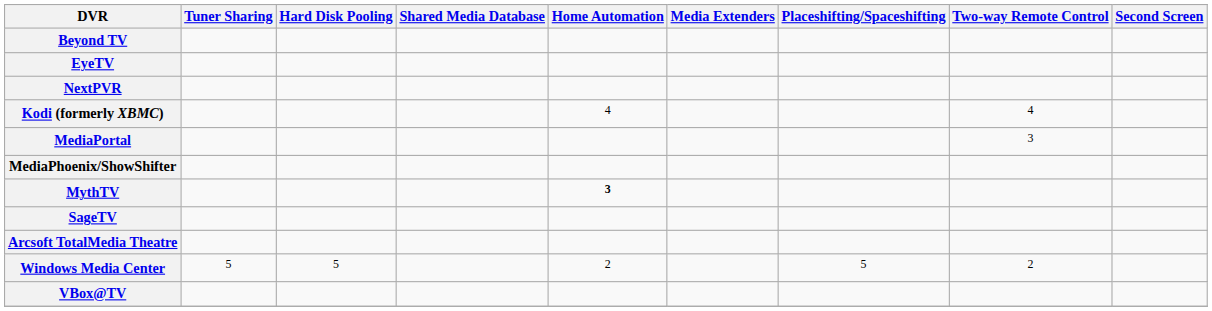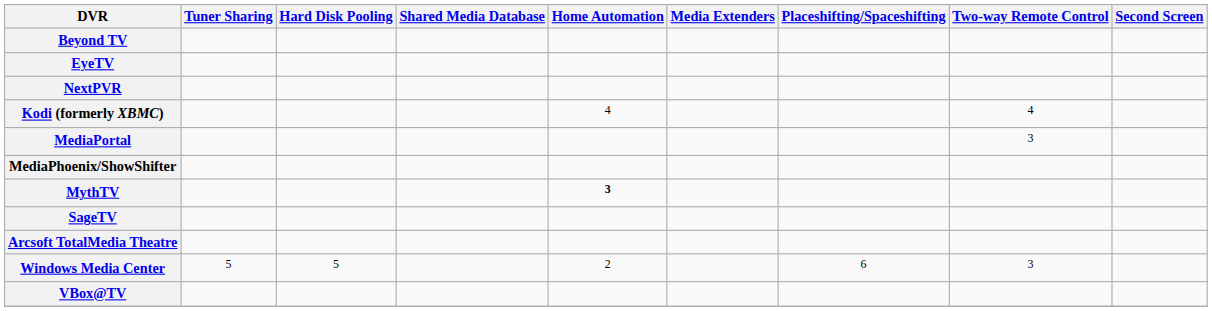(864, 264) 5 -> (864, 264) 6
(1030, 264) 2 -> (1030, 264) 3
